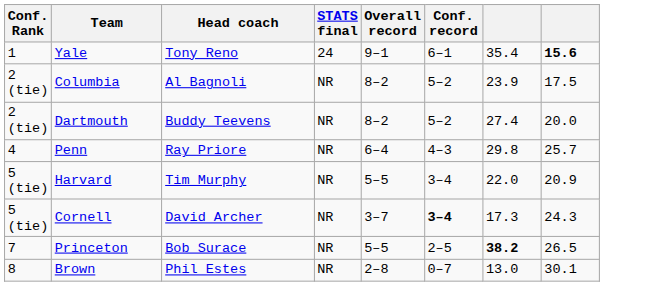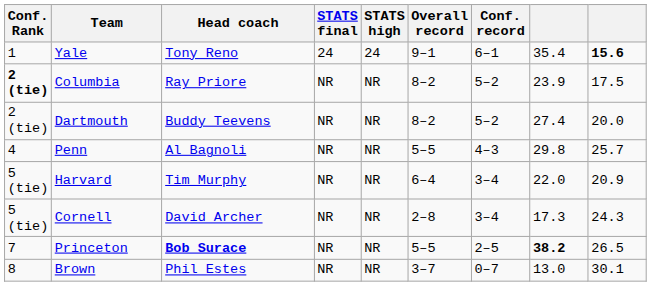+ column: (385, 23)
(28, 83) normal -> (28, 83) bold
(206, 83) Al Bagnoli -> (206, 83) Ray Priore
(206, 150) Ray Priore -> (206, 150) Al Bagnoli
(376, 150) 6–4 -> (423, 150) 5–5
(376, 180) 5–5 -> (423, 180) 6–4
(376, 218) 3–7 -> (423, 218) 2–8
(440, 218) bold -> (487, 218) normal
(206, 248) normal -> (206, 248) bold
(376, 270) 2–8 -> (423, 270) 3–7
